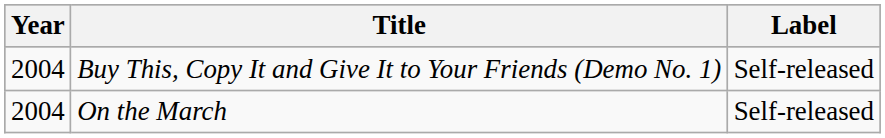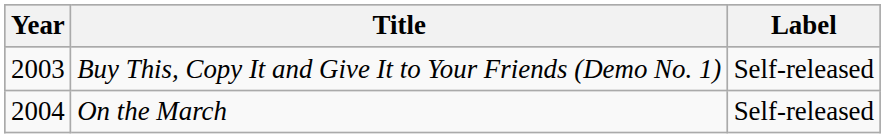(38, 68) 2004 -> (38, 68) 2003
